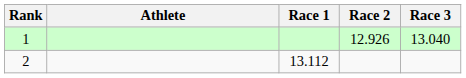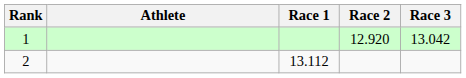(370, 38) 12.926 -> (370, 38) 12.920
(430, 38) 13.040 -> (430, 38) 13.042
